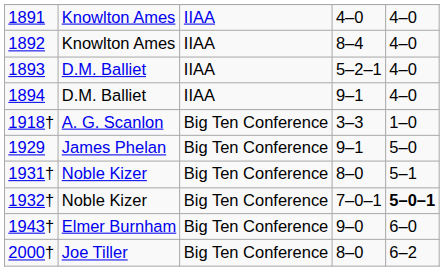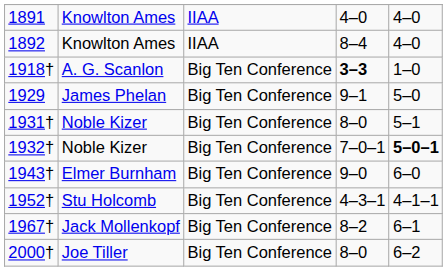- row: (27, 69)
- row: (27, 95)
(350, 122) normal -> (353, 69) bold
+ row: (31, 200)
+ row: (31, 226)
